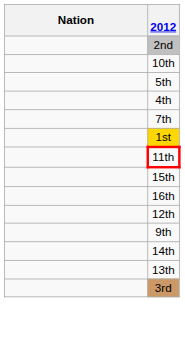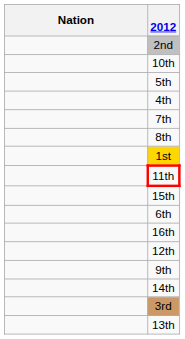+ row: (163, 138)
+ row: (163, 214)
rows swapped: (163, 270) <-> (163, 288)
